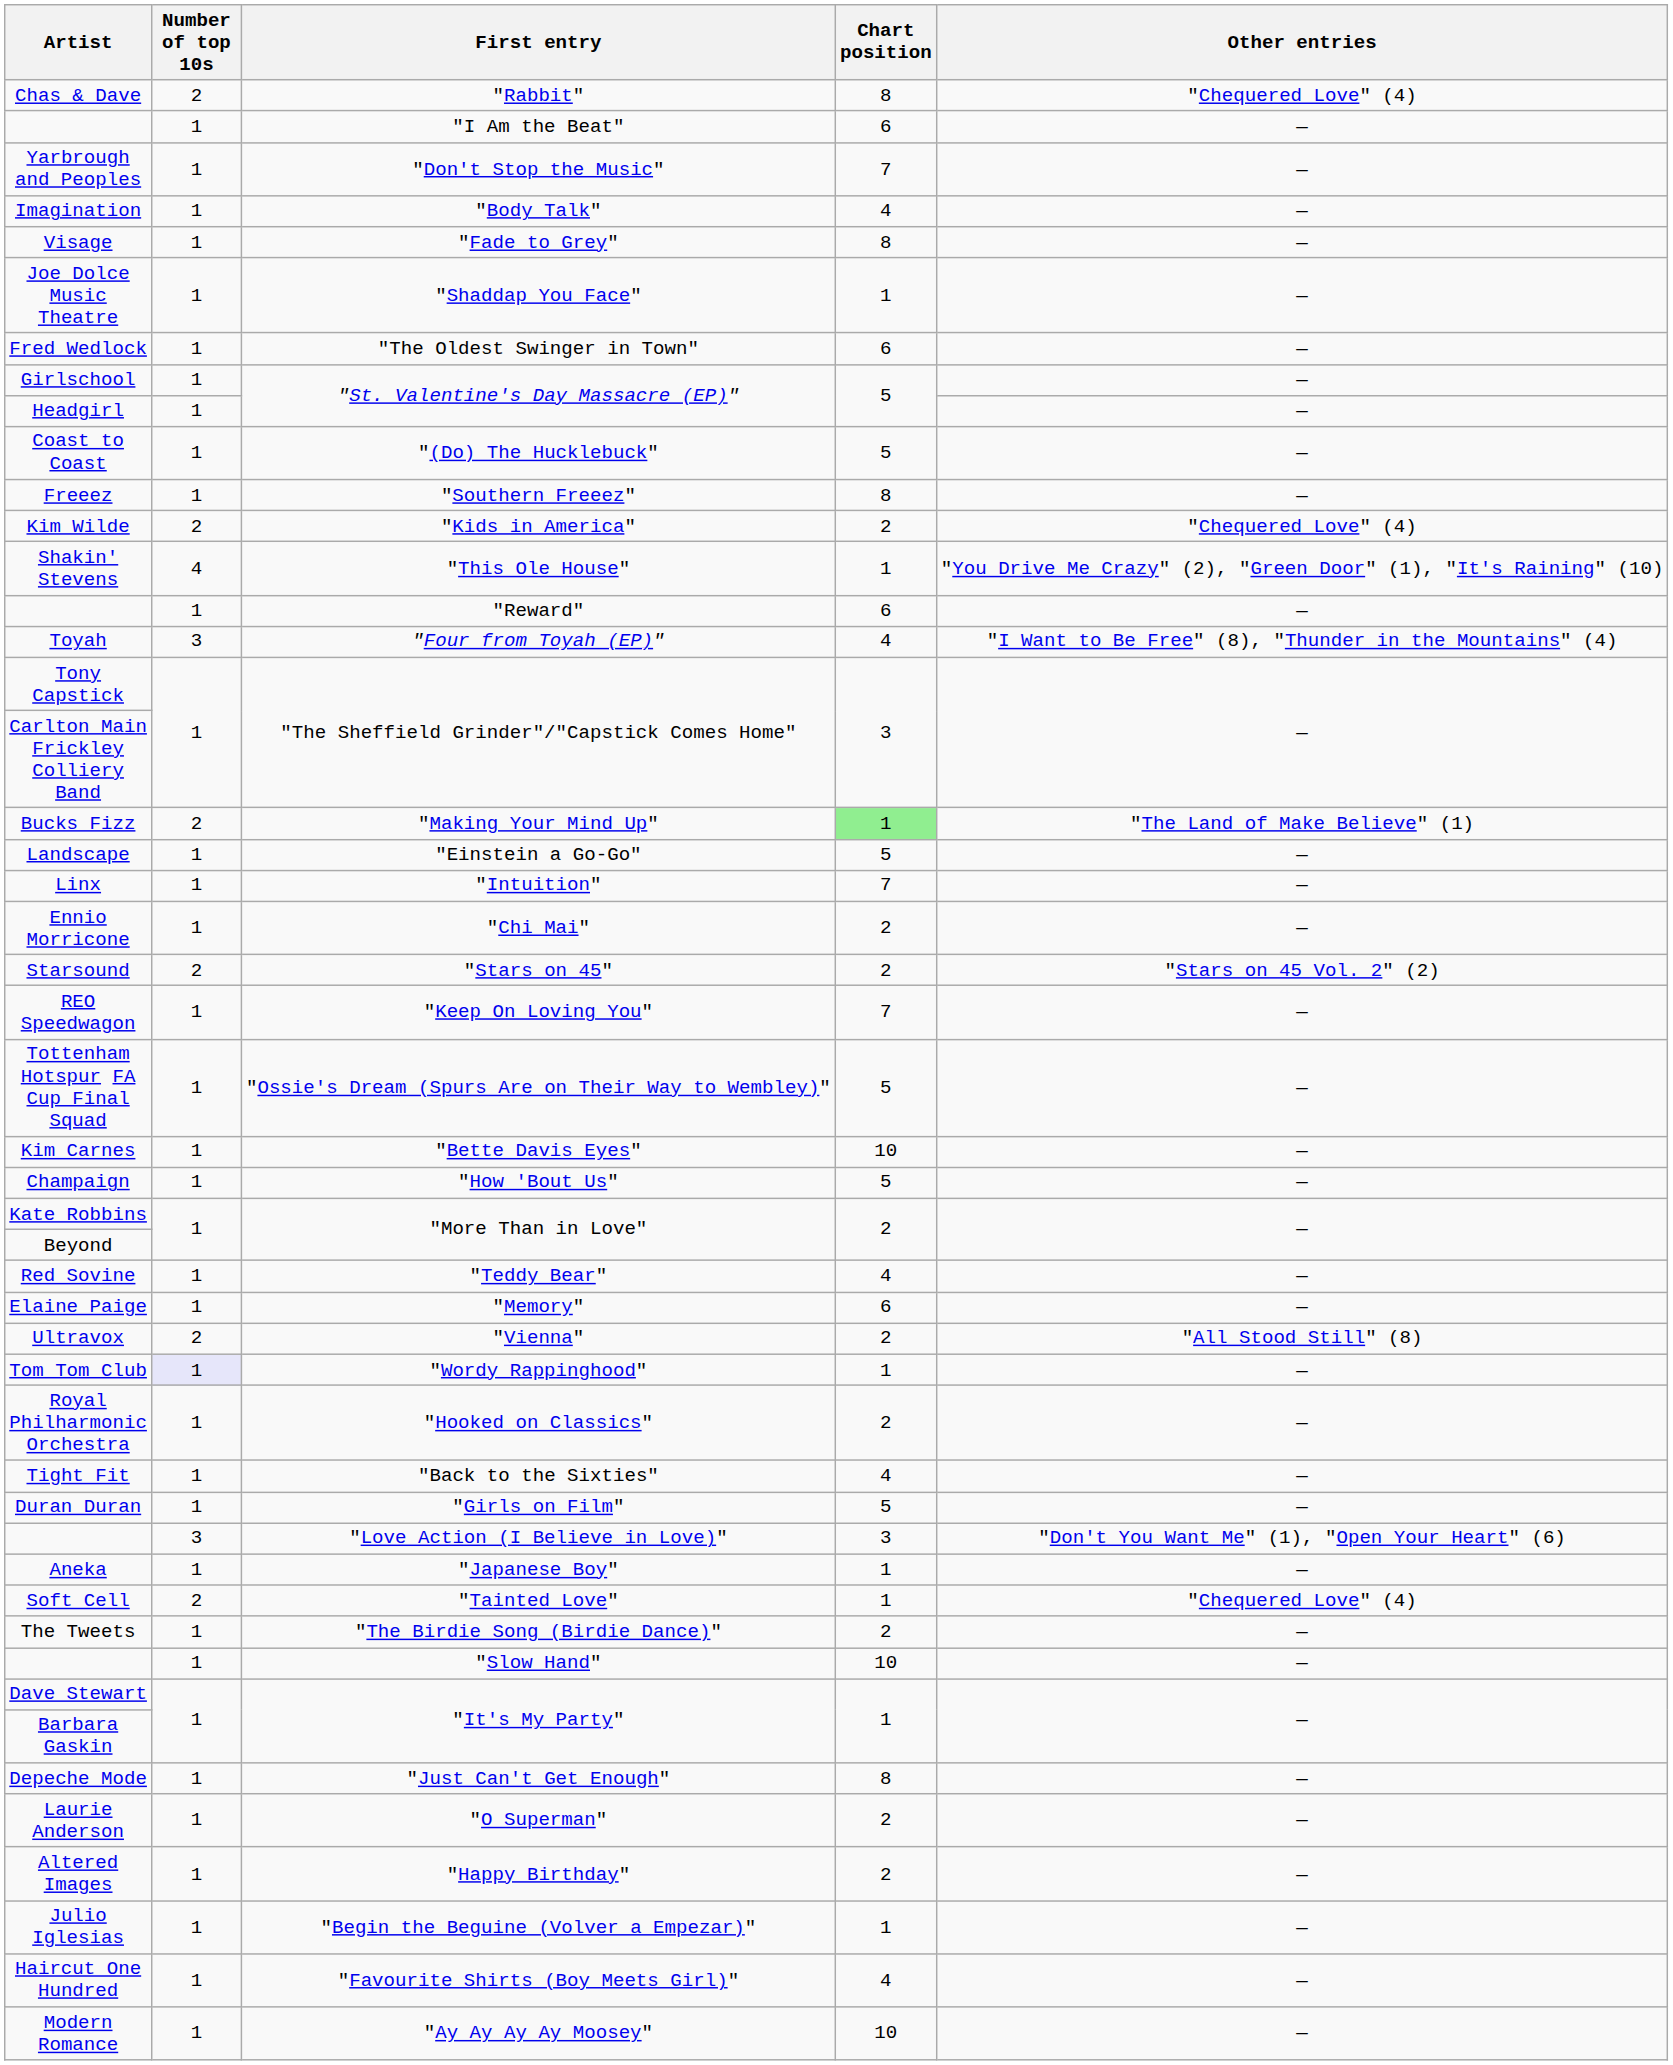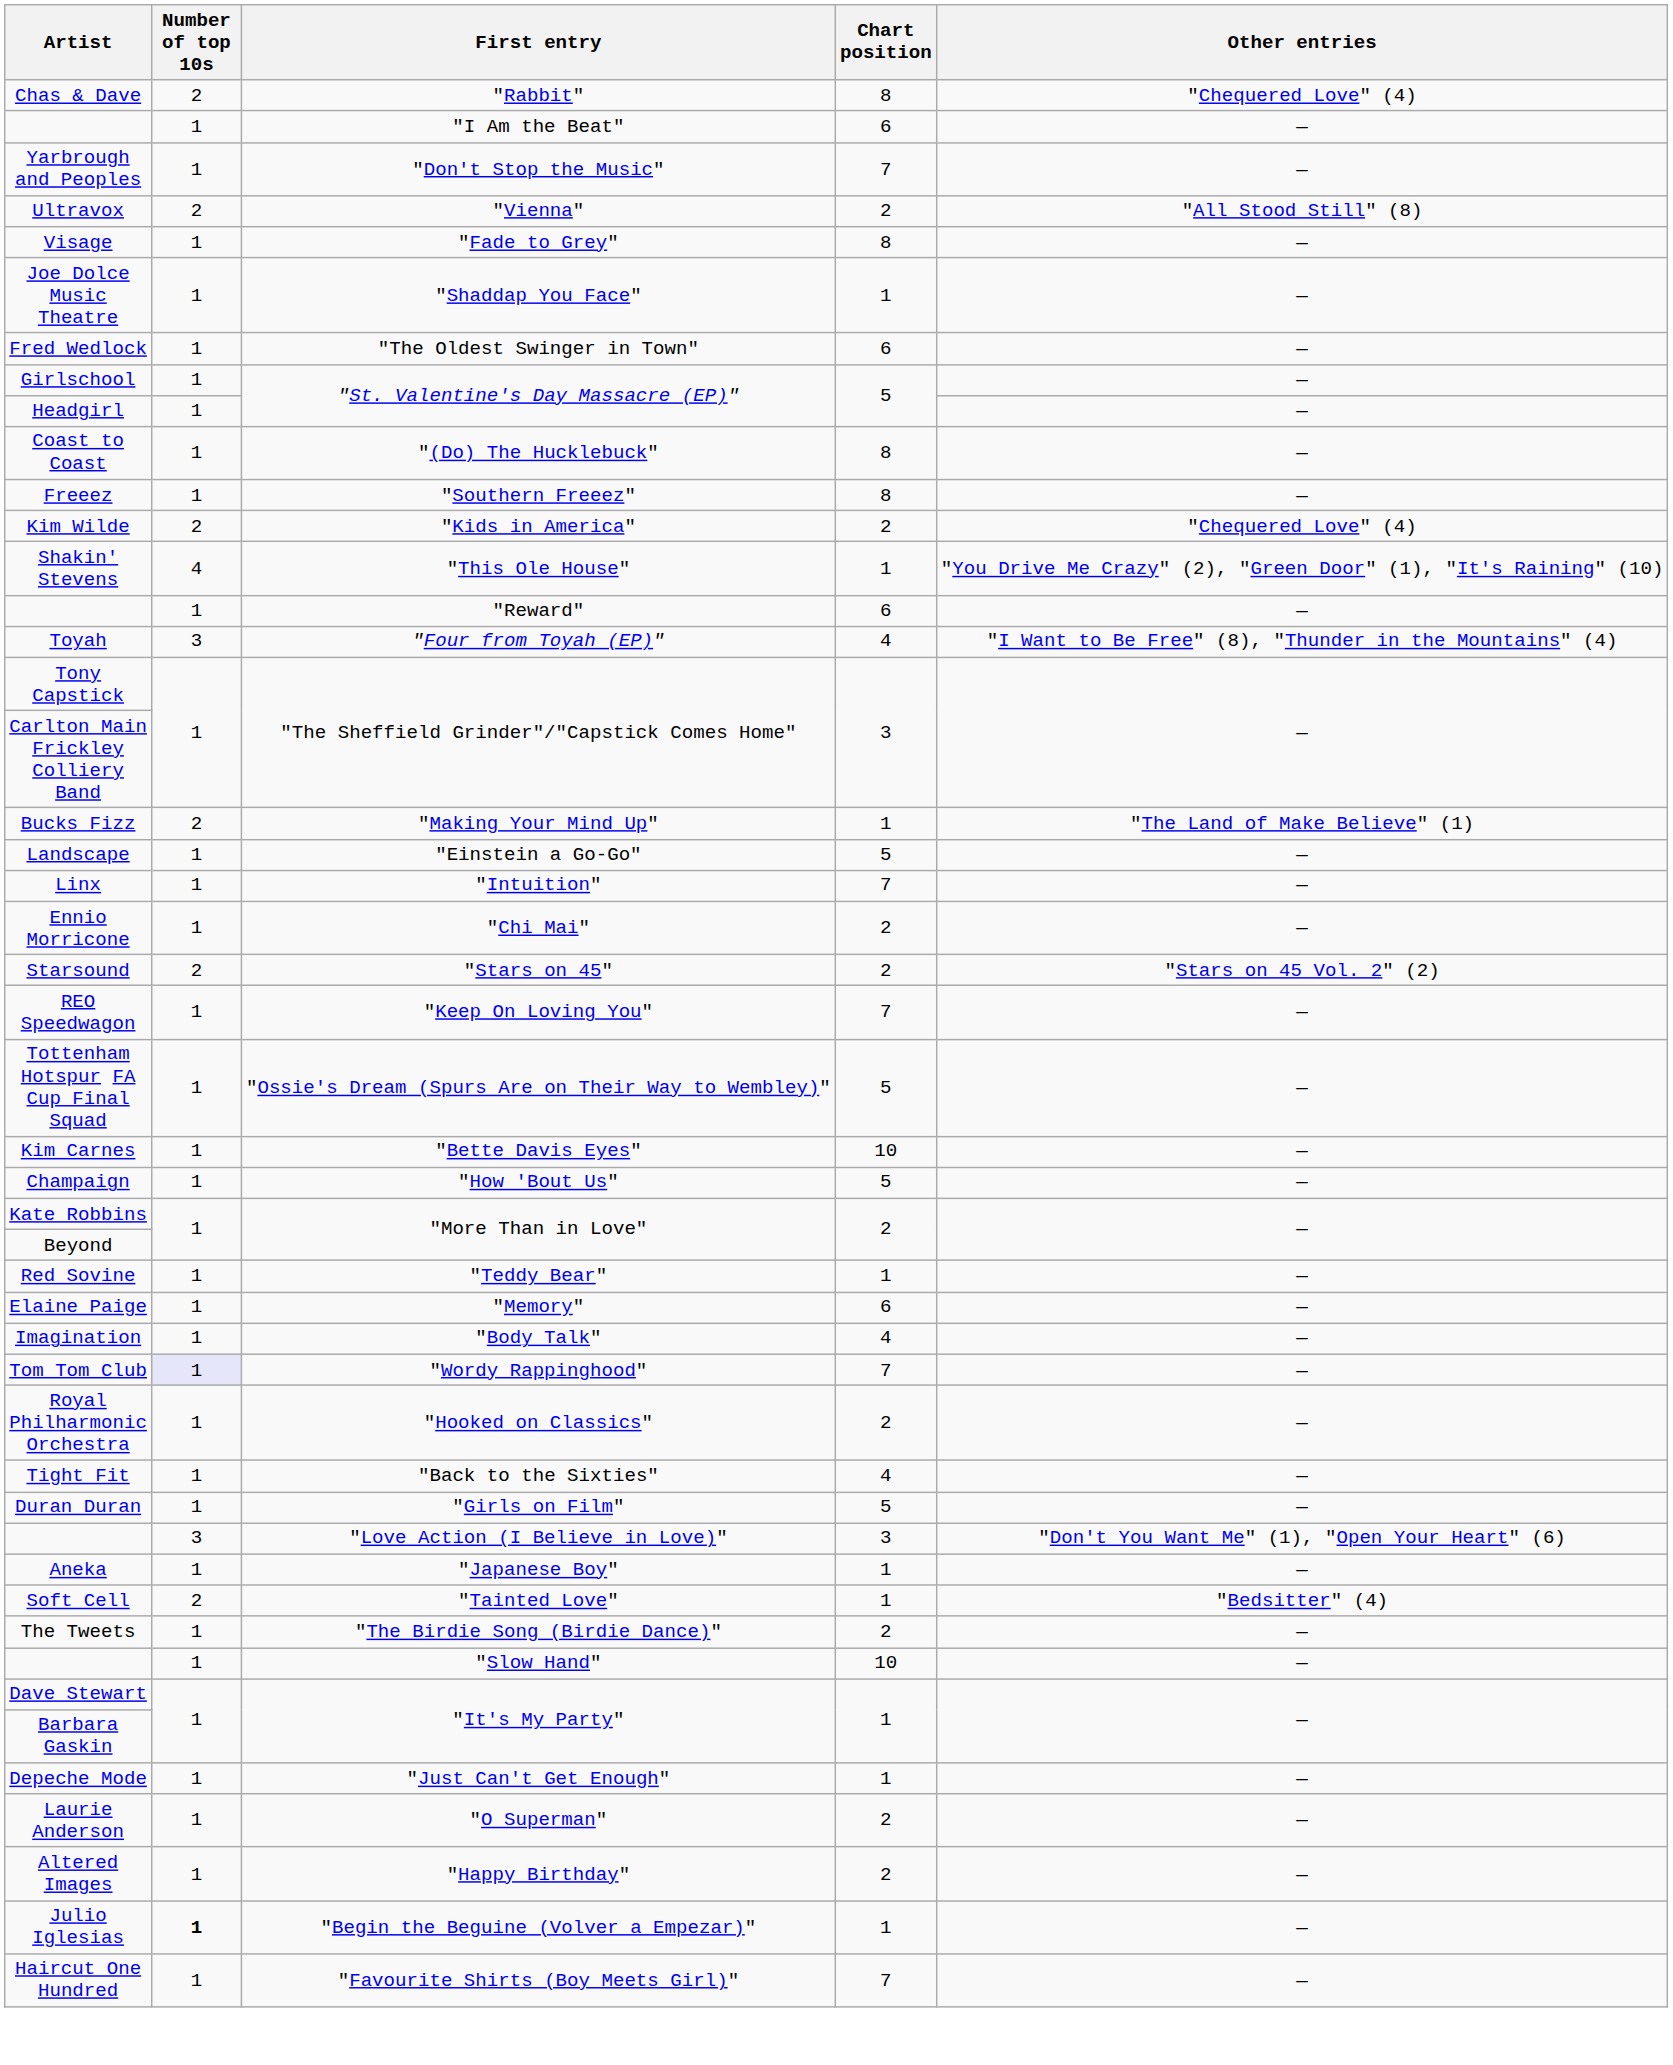rows swapped: (78, 1339) <-> (78, 211)
(886, 453) 5 -> (886, 453) 8
(886, 823) lightgreen background -> (886, 823) no background
(886, 1276) 4 -> (886, 1276) 1
(886, 1370) 1 -> (886, 1370) 7
(1302, 1601) "Chequered Love" (4) -> (1302, 1601) "Bedsitter" (4)
(886, 1779) 8 -> (886, 1779) 1
(196, 1927) normal -> (196, 1927) bold
(886, 1980) 4 -> (886, 1980) 7
- row: (78, 2033)
